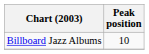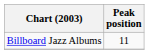(124, 40) 10 -> (124, 40) 11
